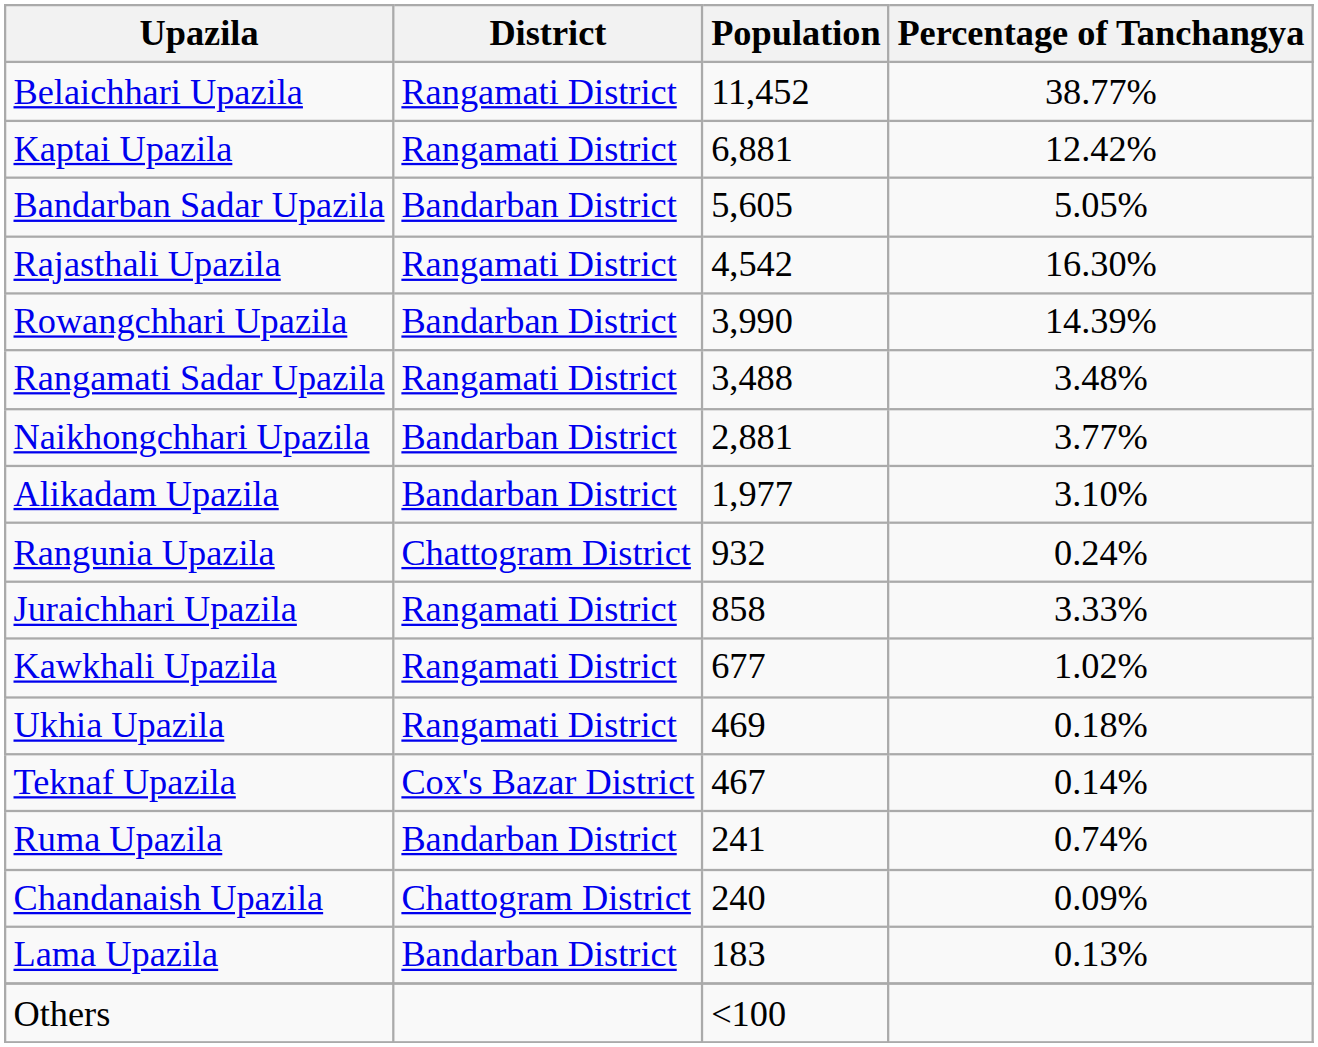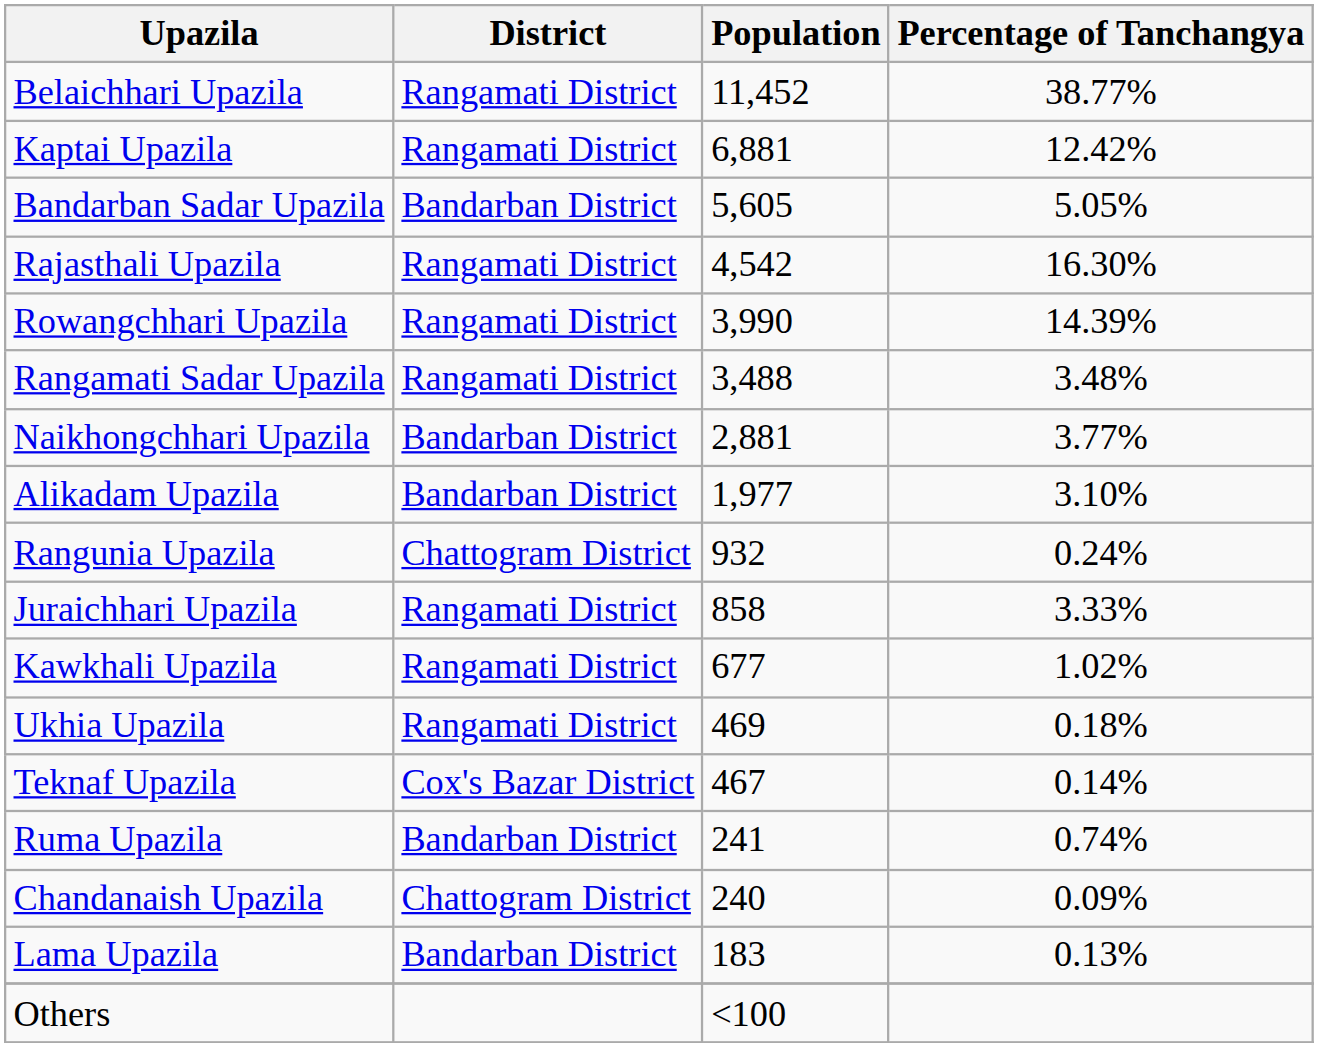(539, 321) Bandarban District -> (539, 321) Rangamati District
